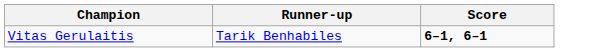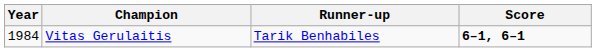+ column: (23, 15)
